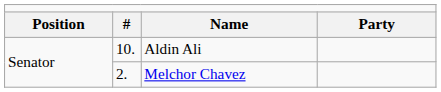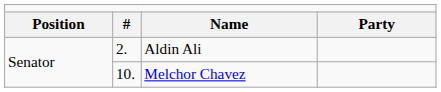(126, 49) 10. -> (122, 49) 2.
(122, 74) 2. -> (126, 74) 10.
